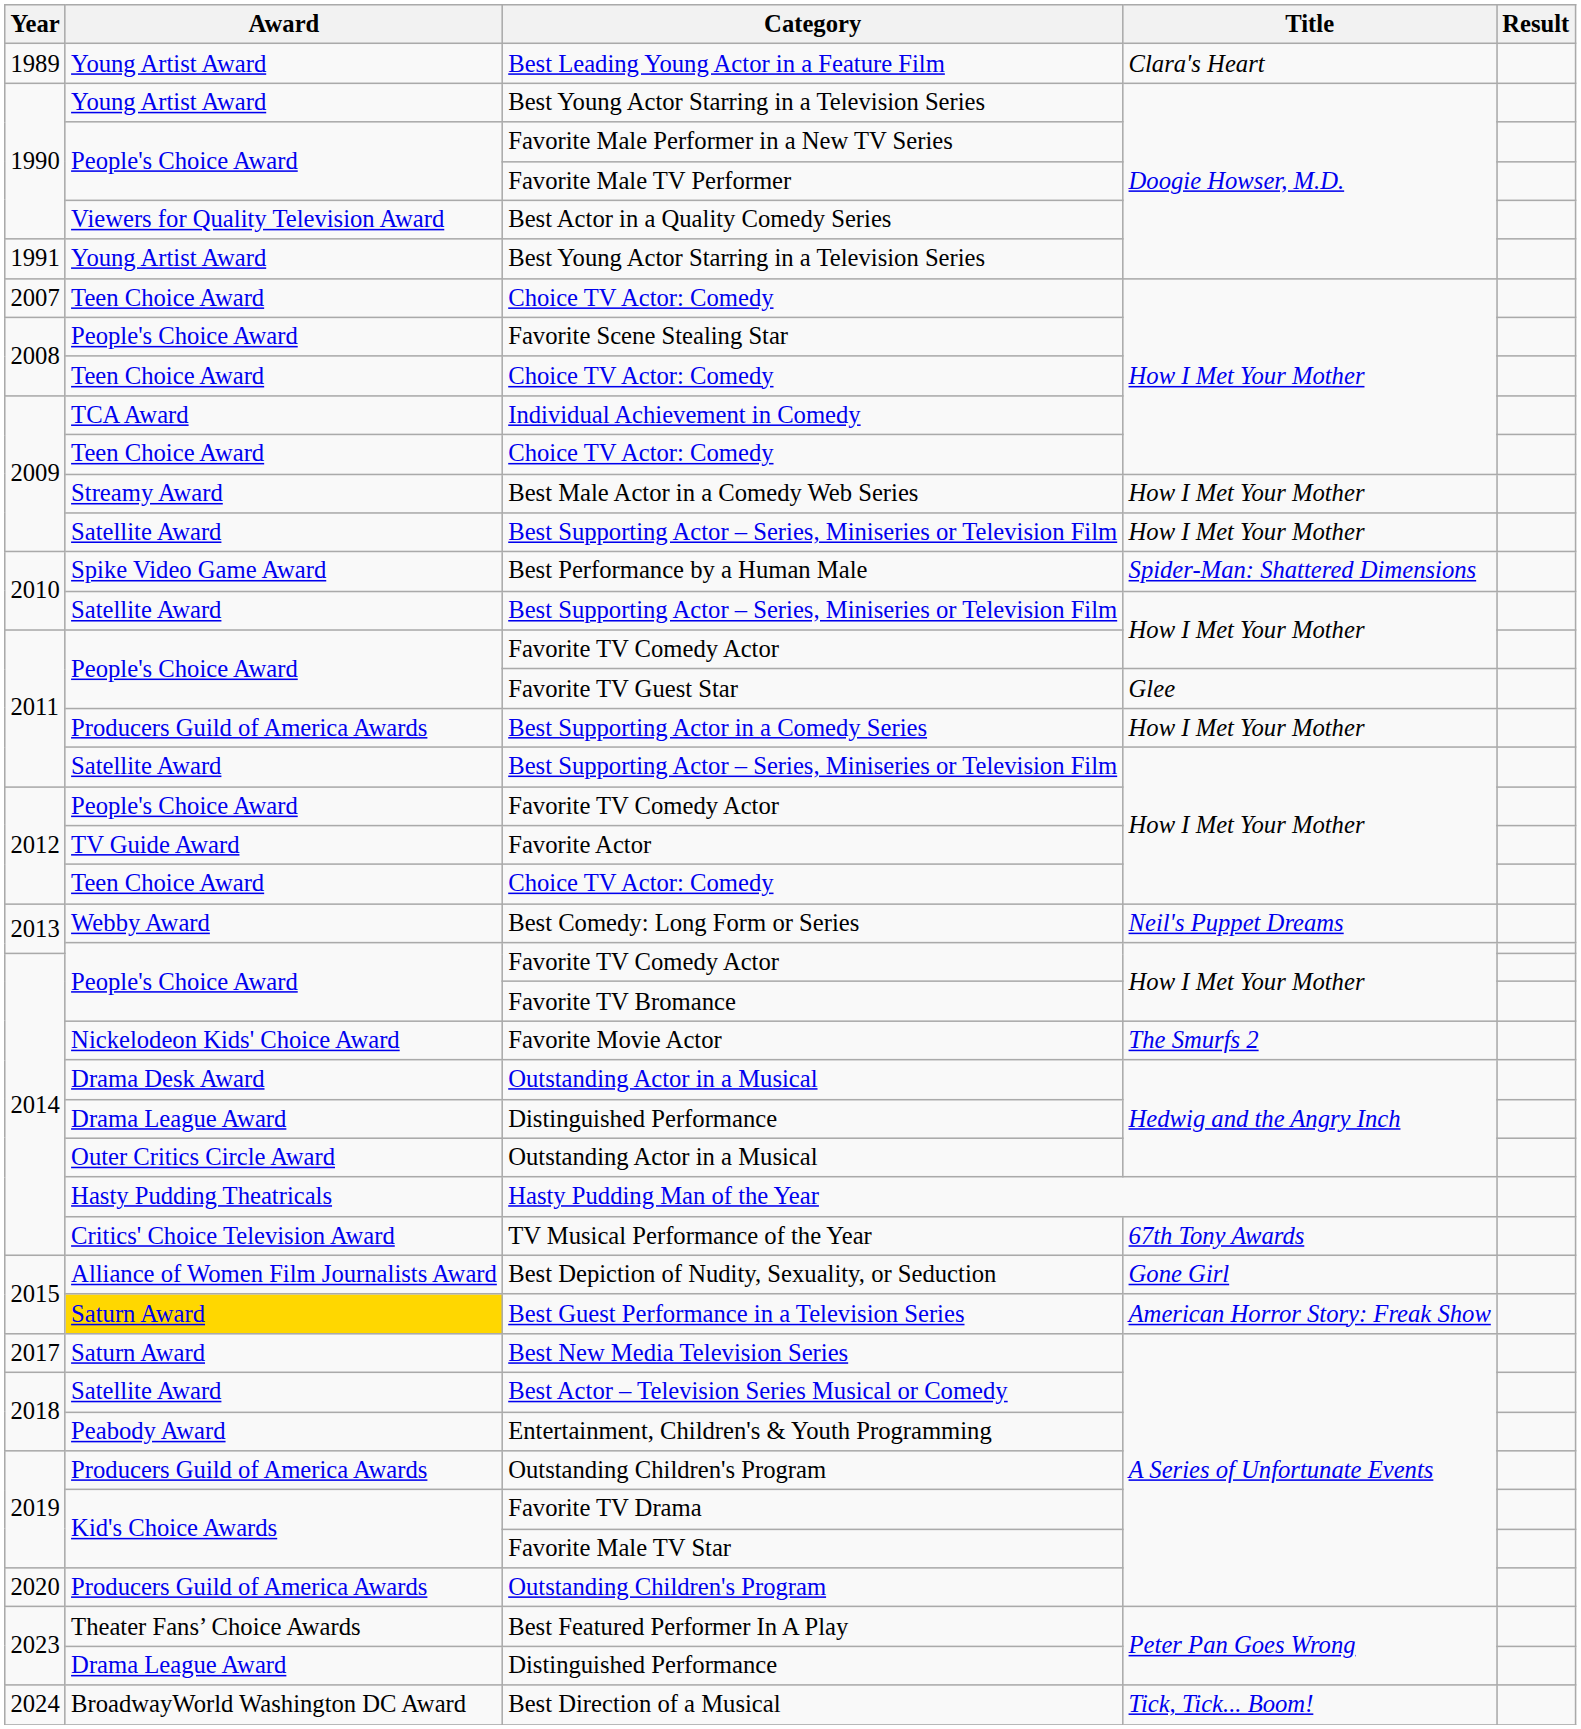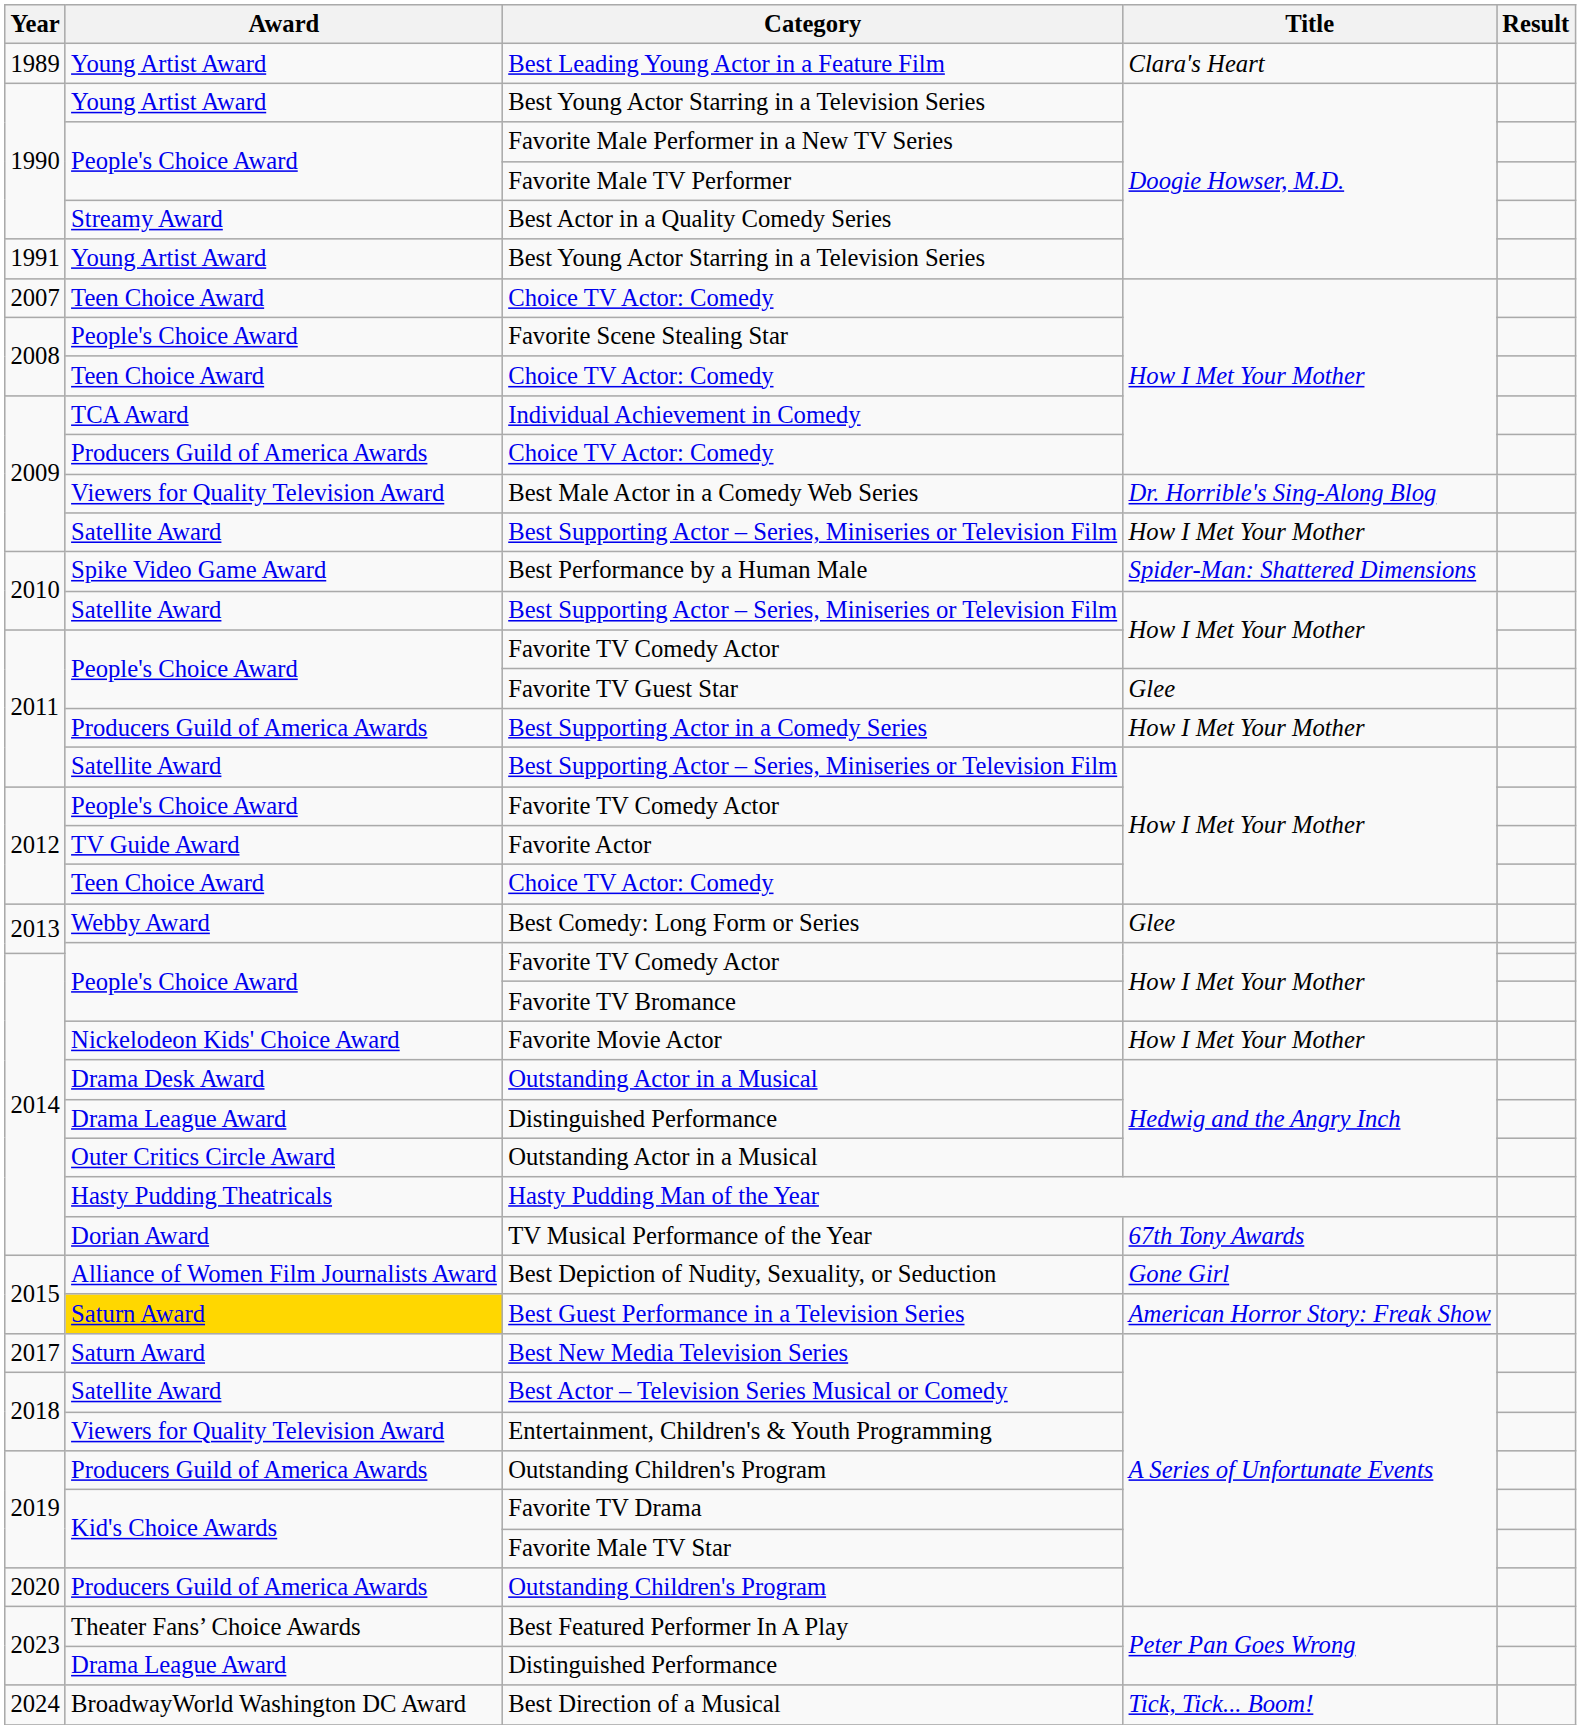(258, 219) Viewers for Quality Television Award -> (147, 219) Streamy Award
(168, 453) Teen Choice Award -> (249, 453) Producers Guild of America Awards
(147, 492) Streamy Award -> (258, 492) Viewers for Quality Television Award
(1247, 492) How I Met Your Mother -> (1282, 492) Dr. Horrible's Sing-Along Blog
(1236, 922) Neil's Puppet Dreams -> (1152, 922) Glee
(1194, 1040) The Smurfs 2 -> (1247, 1040) How I Met Your Mother
(233, 1235) Critics' Choice Television Award -> (140, 1235) Dorian Award
(148, 1430) Peabody Award -> (258, 1430) Viewers for Quality Television Award
